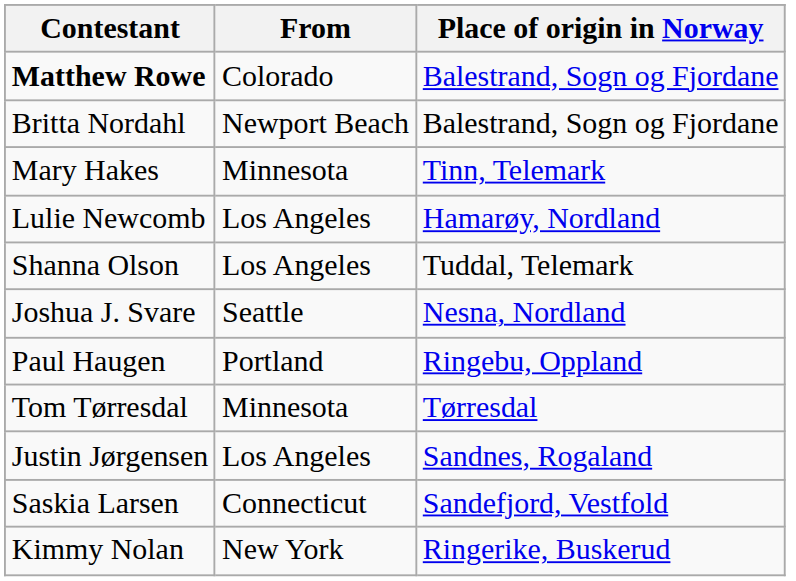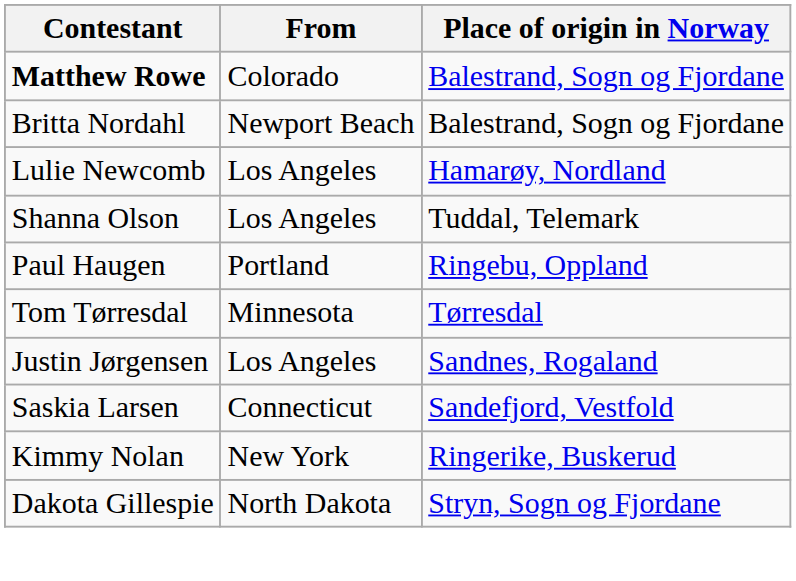- row: (85, 170)
- row: (104, 312)
+ row: (113, 502)
